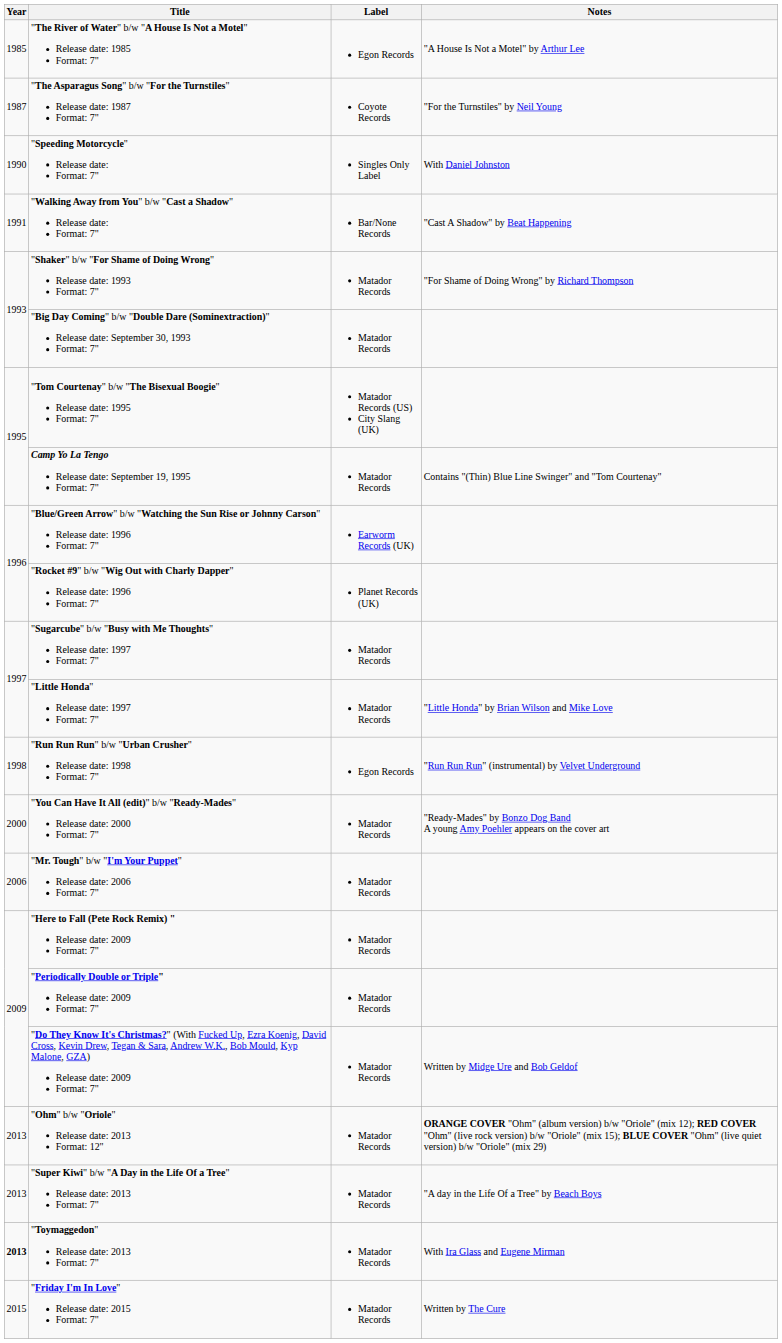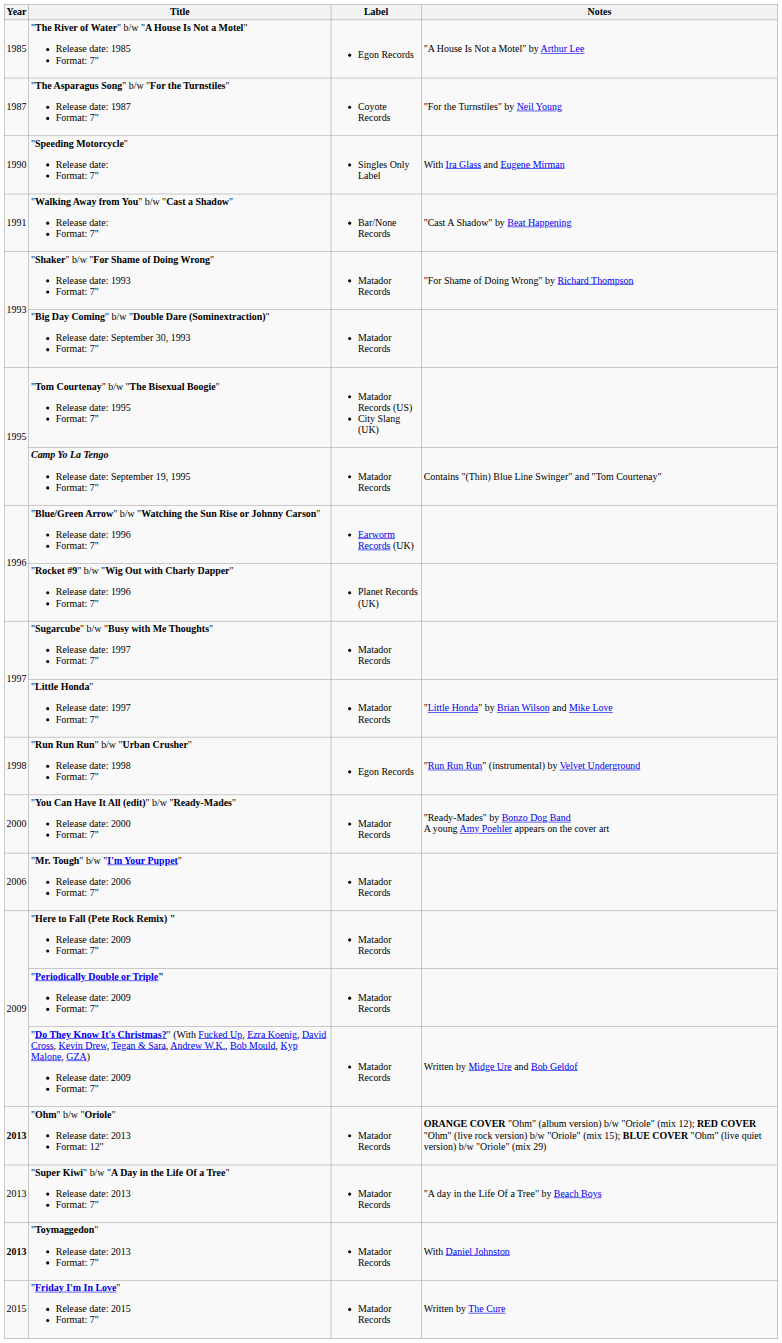(467, 164) With Daniel Johnston -> (494, 164) With Ira Glass and Eugene Mirman
(17, 1135) normal -> (17, 1135) bold
(494, 1251) With Ira Glass and Eugene Mirman -> (467, 1251) With Daniel Johnston
